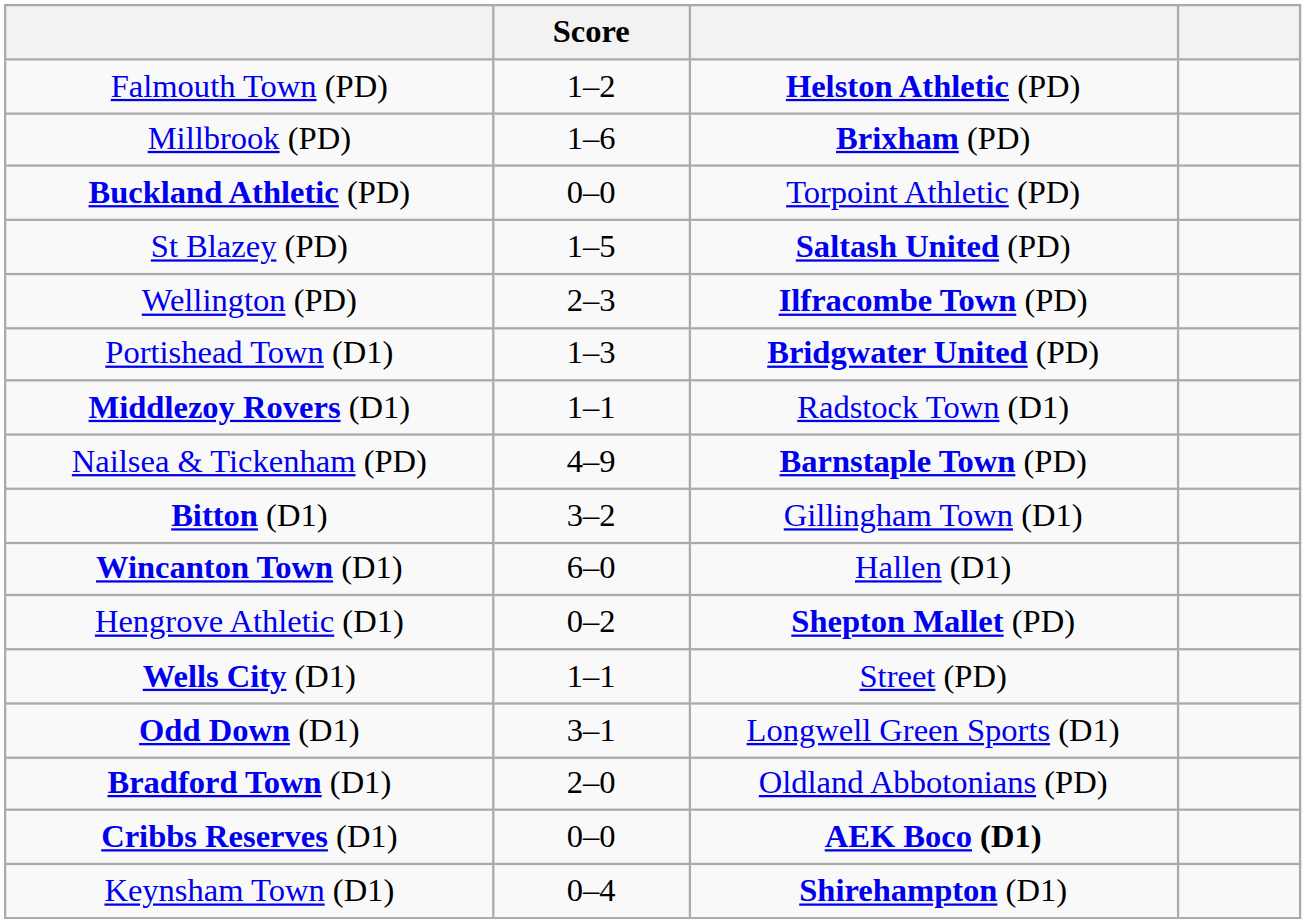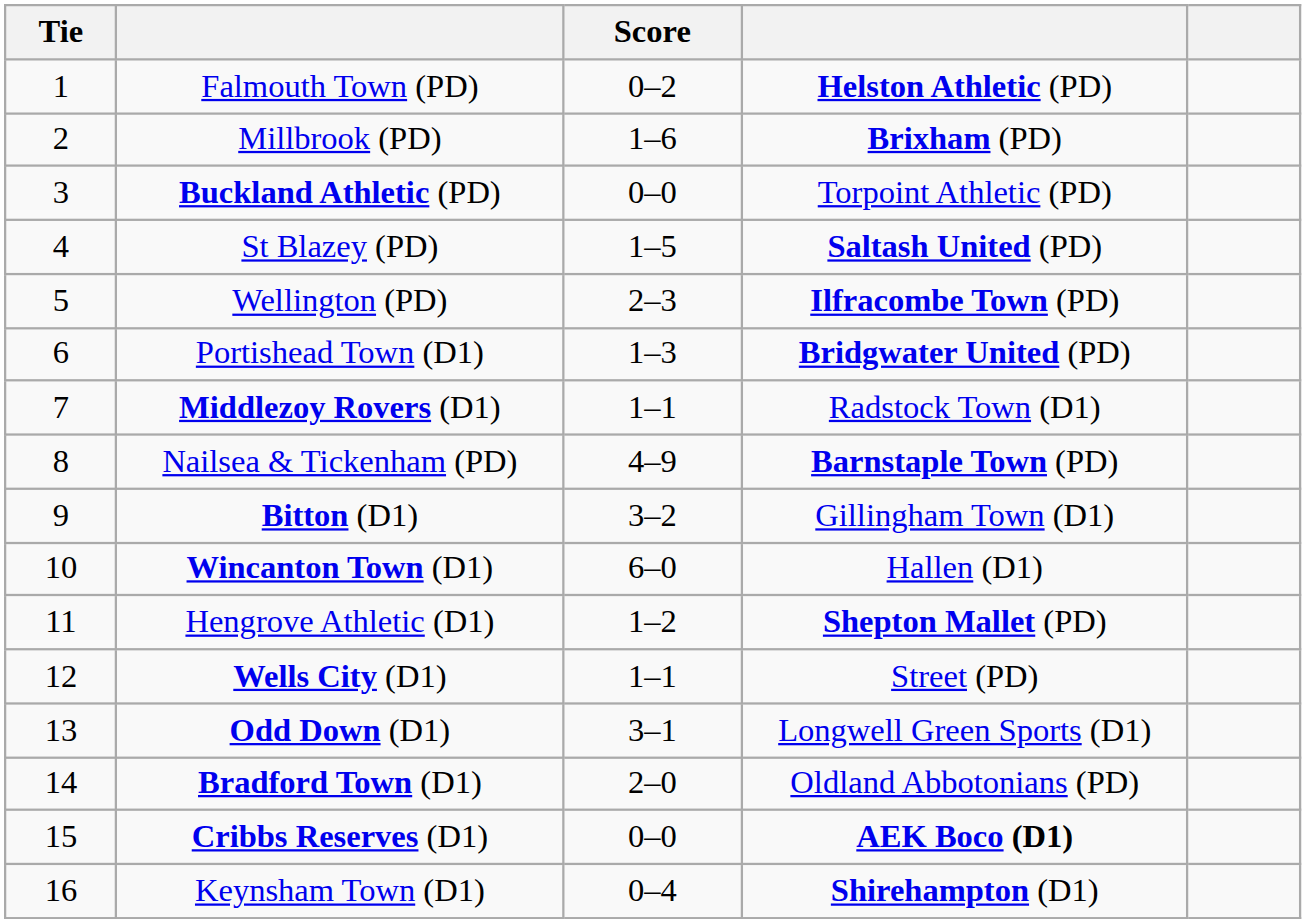+ column: (61, 31)
(591, 85) 1–2 -> (652, 85) 0–2
(591, 622) 0–2 -> (652, 622) 1–2
